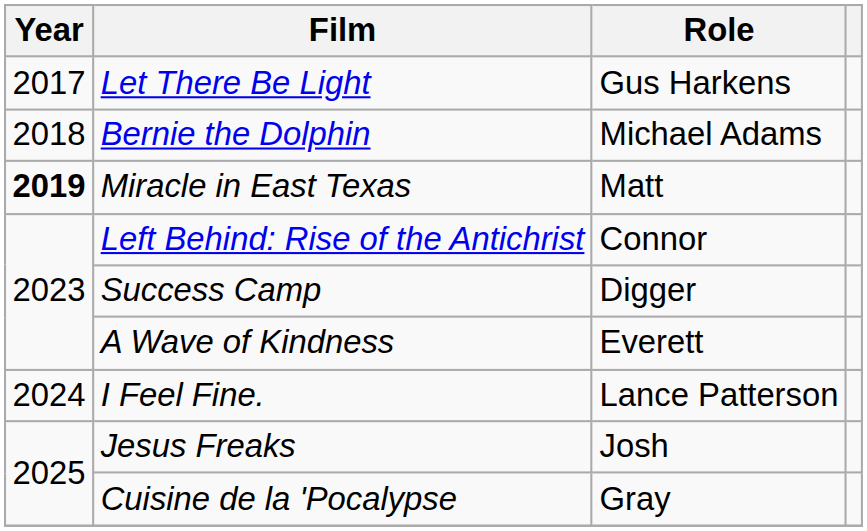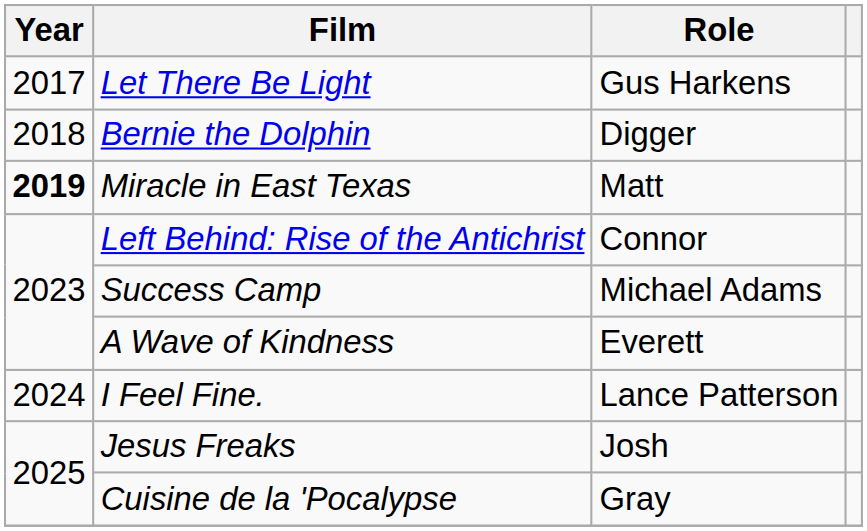(711, 134) Michael Adams -> (648, 134) Digger
(648, 290) Digger -> (711, 290) Michael Adams
